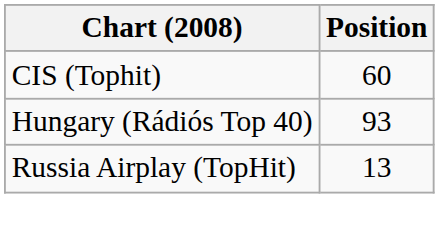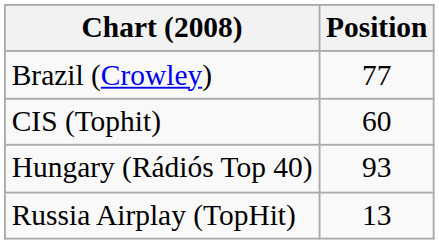+ row: (112, 74)
